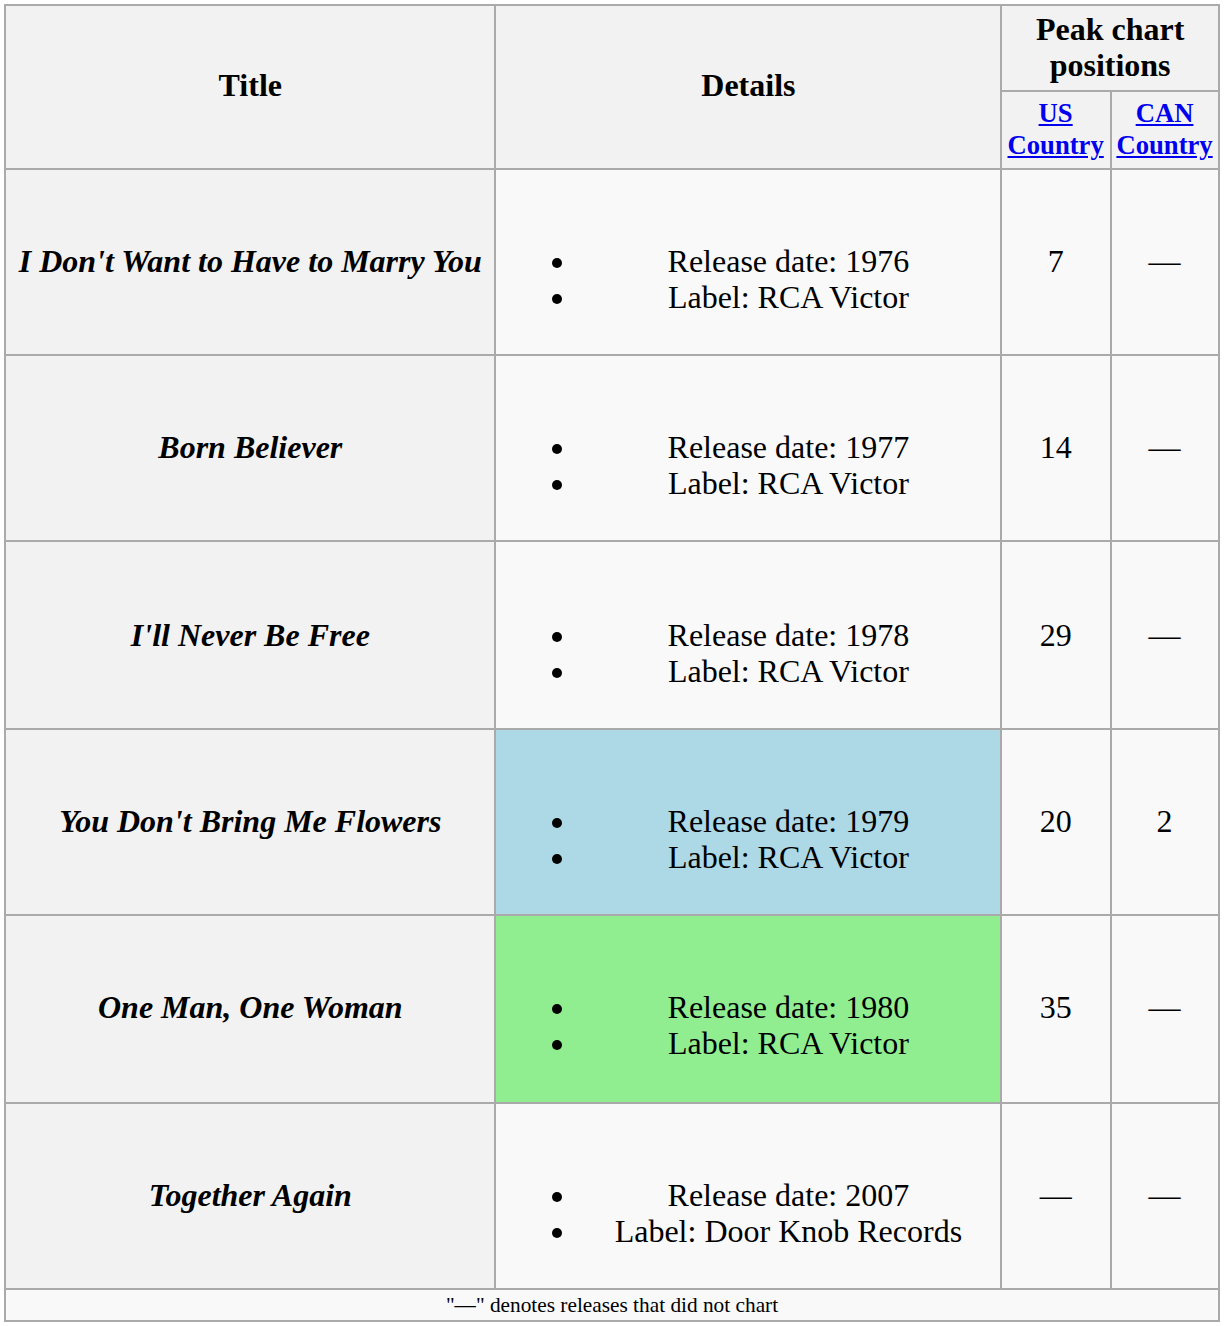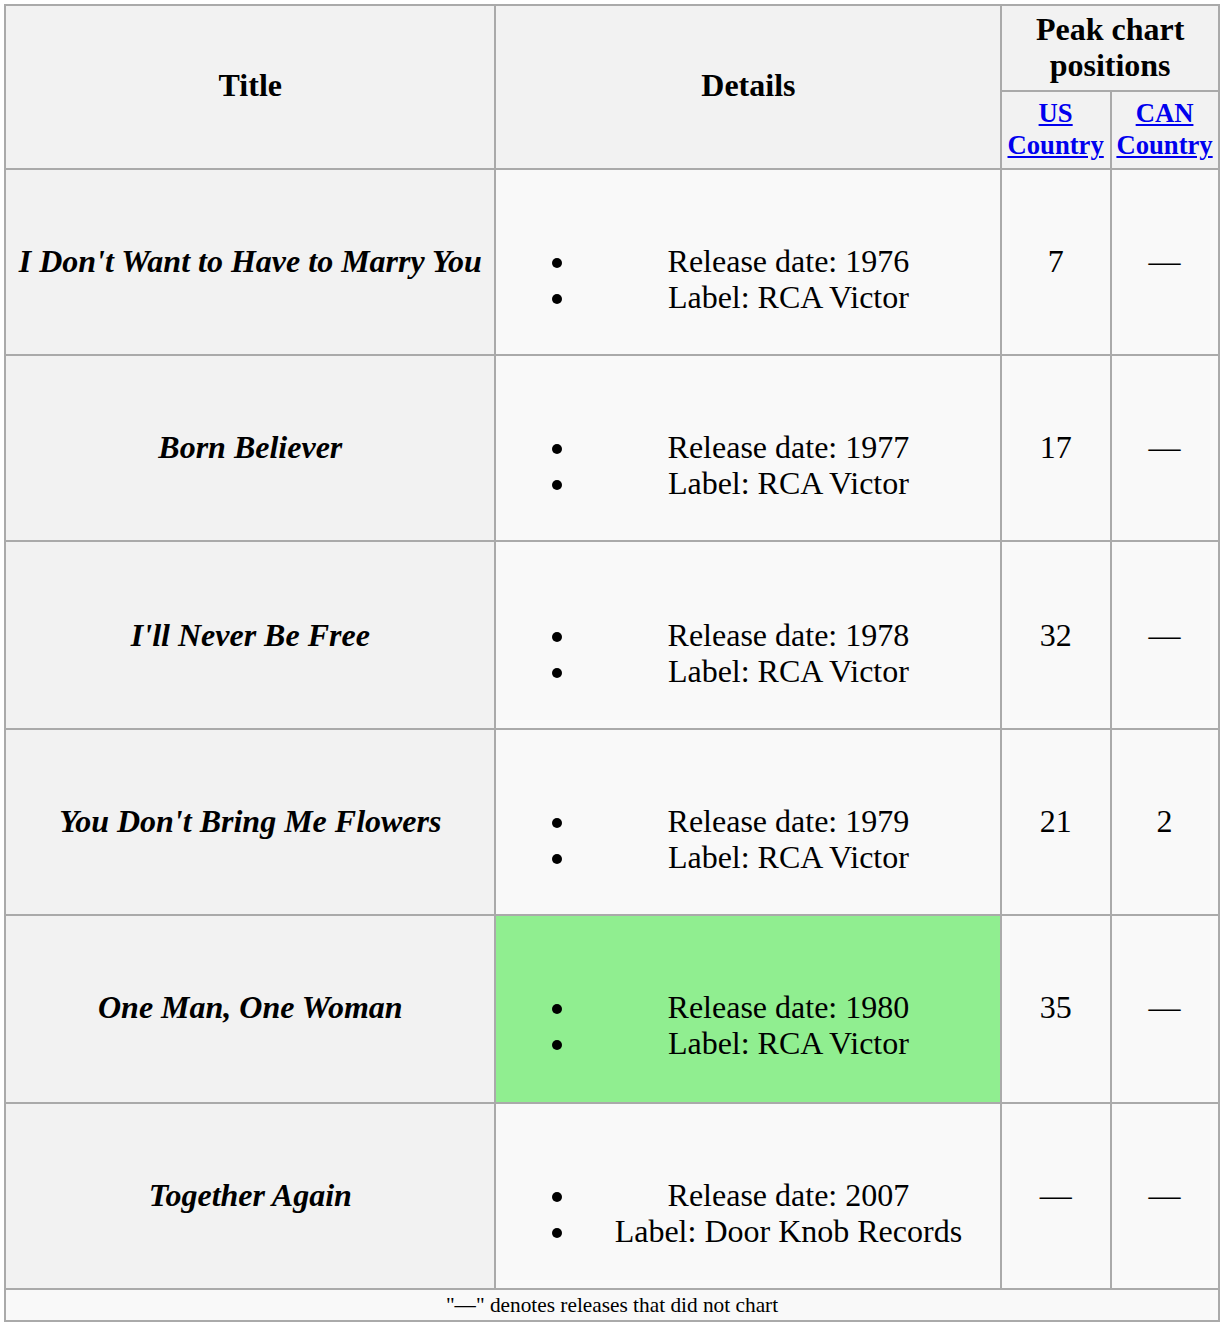(1056, 448) 14 -> (1056, 448) 17
(1056, 634) 29 -> (1056, 634) 32
(748, 840) lightblue background -> (748, 840) no background
(1056, 821) 20 -> (1056, 821) 21
